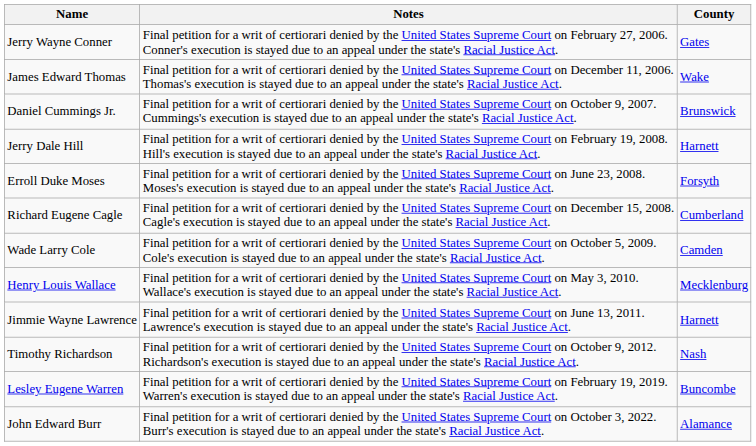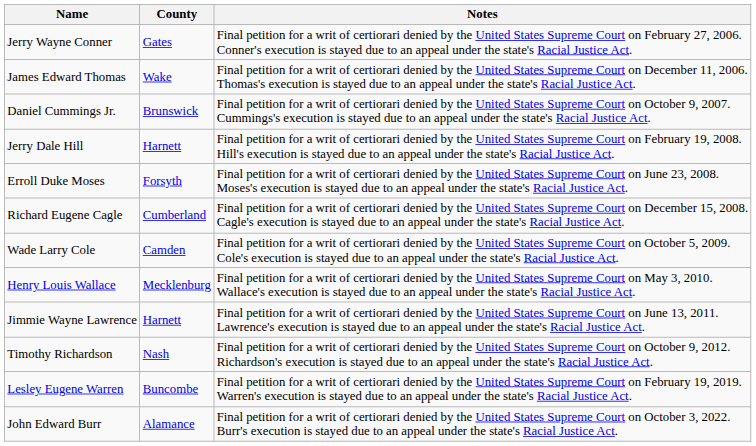columns swapped: (714, 14) <-> (408, 14)
